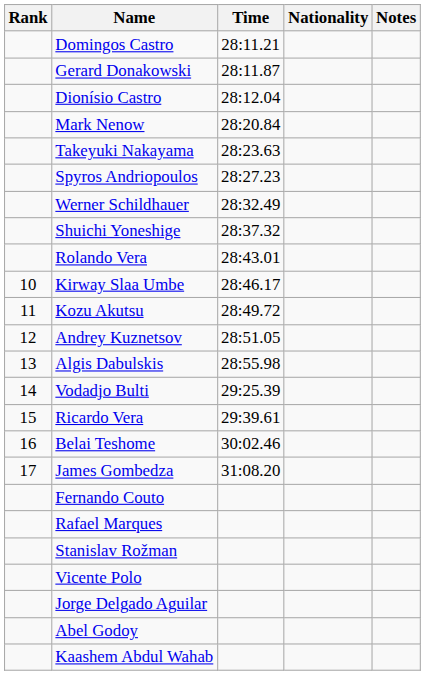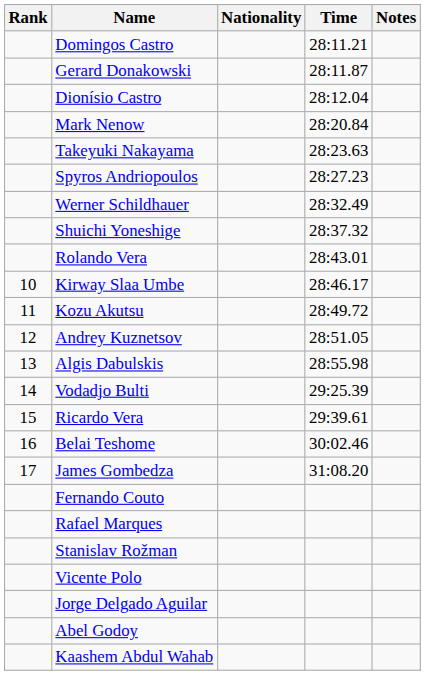columns swapped: (328, 17) <-> (251, 17)
